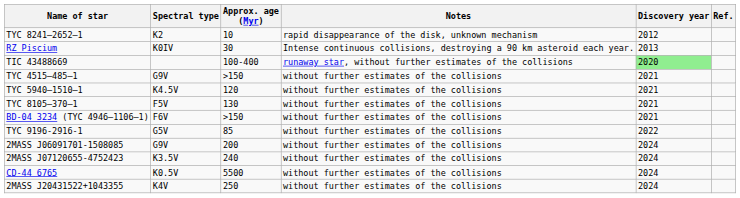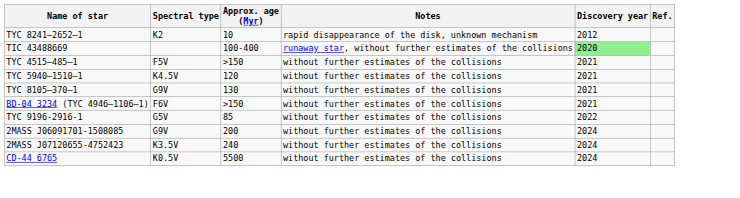- row: (32, 49)
(160, 76) G9V -> (160, 62) F5V
(160, 104) F5V -> (160, 90) G9V
- row: (65, 186)
